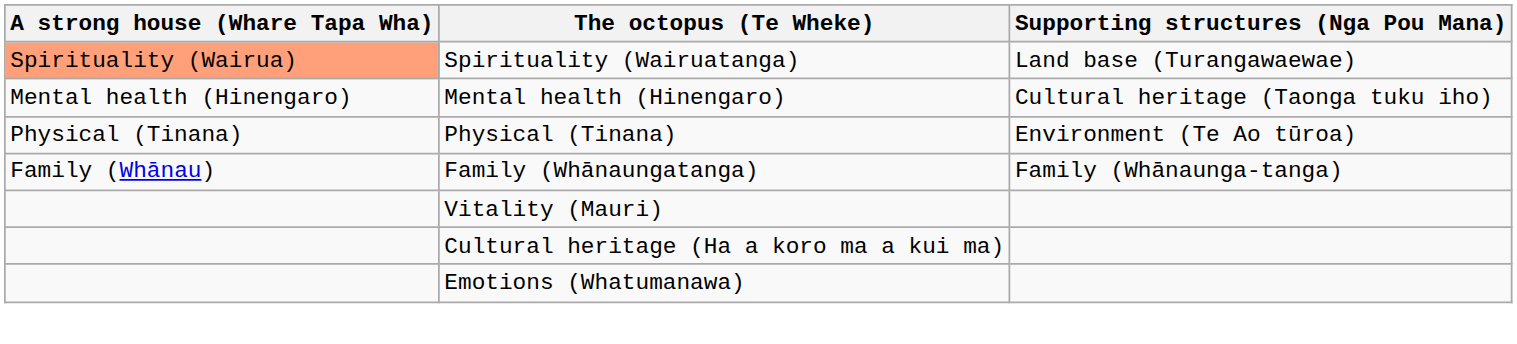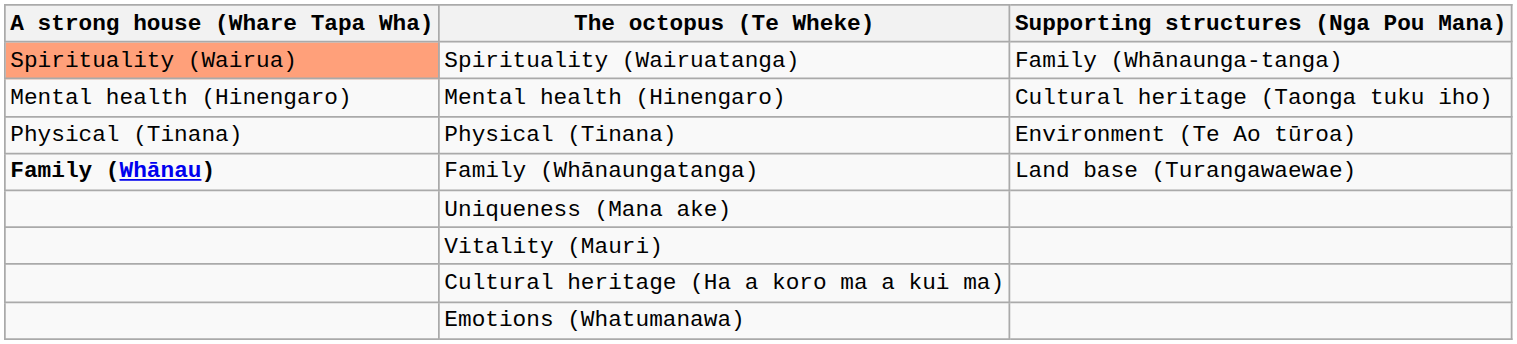(1186, 60) Land base (Turangawaewae) -> (1179, 60) Family (Whānaunga-tanga)
(113, 172) normal -> (113, 172) bold
(1179, 172) Family (Whānaunga-tanga) -> (1186, 172) Land base (Turangawaewae)
+ row: (588, 209)
